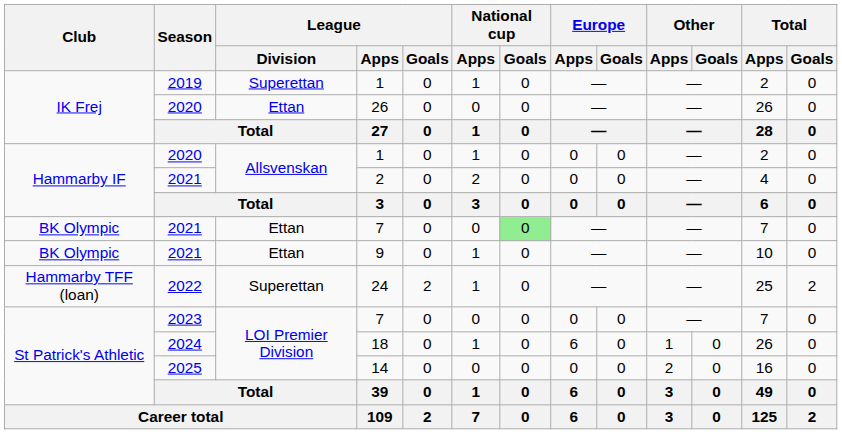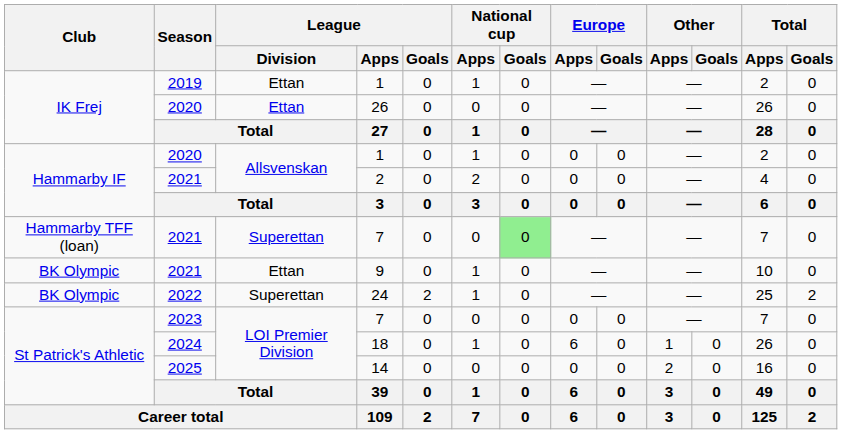(286, 82) Superettan -> (286, 82) Ettan
(79, 228) BK Olympic -> (79, 237) Hammarby TFF (loan)
(286, 228) Ettan -> (286, 237) Superettan
(79, 286) Hammarby TFF (loan) -> (79, 294) BK Olympic
